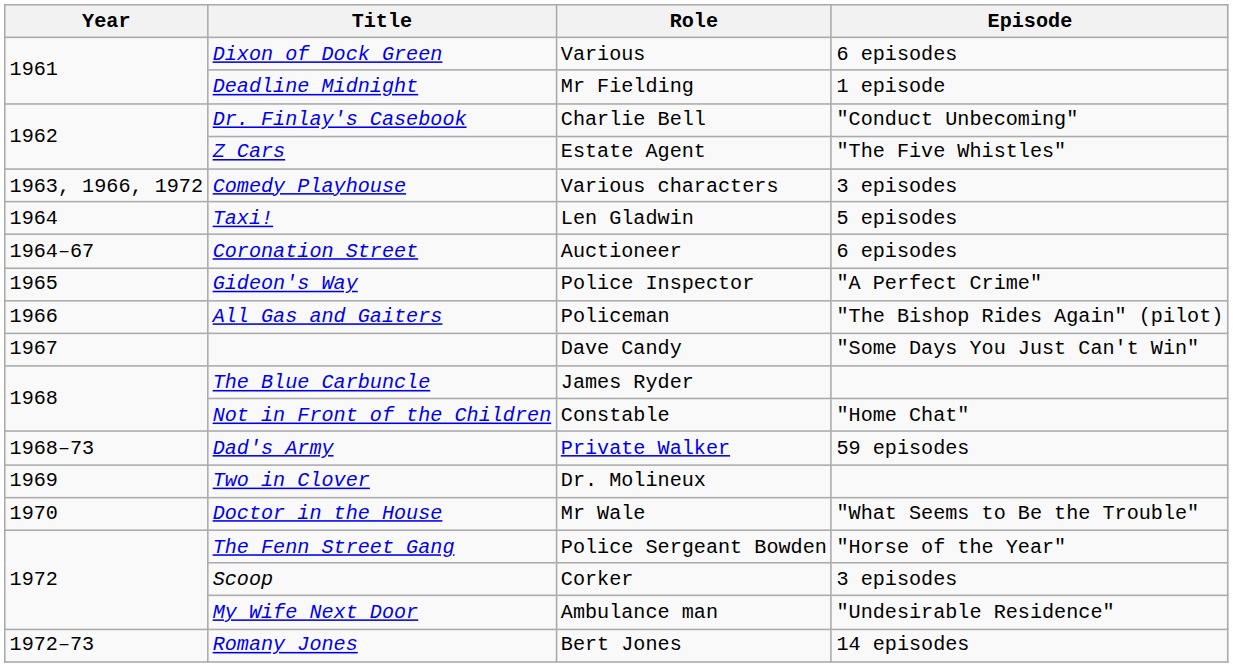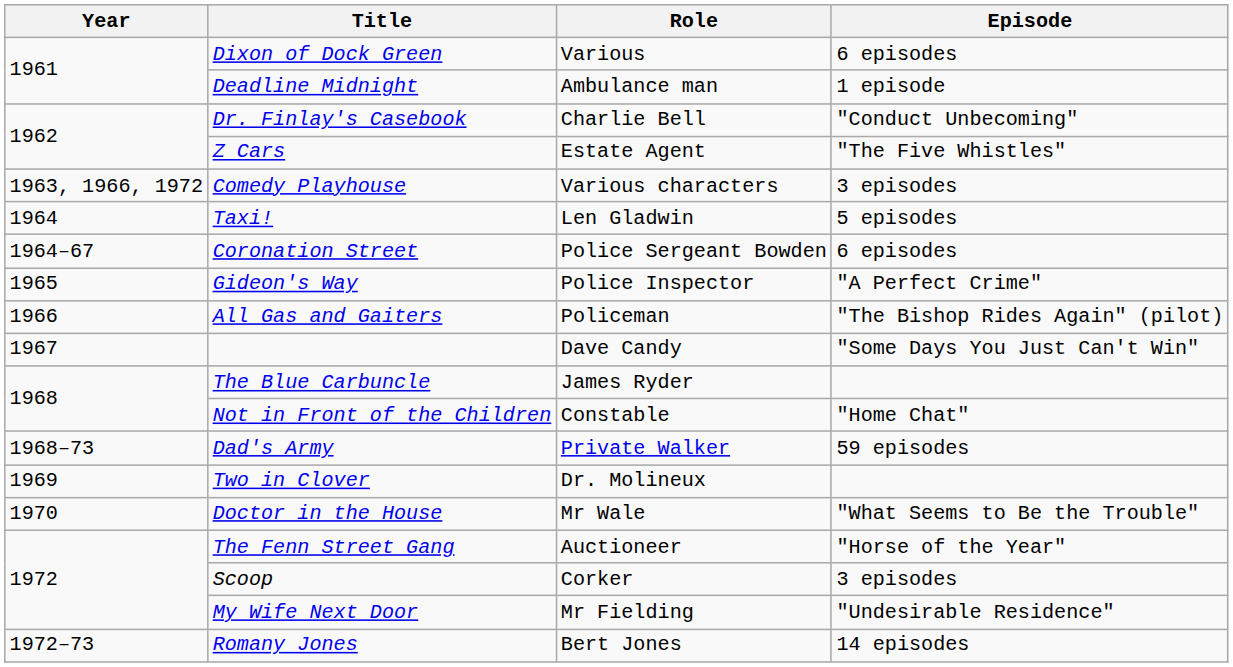(627, 87) Mr Fielding -> (639, 87) Ambulance man
(621, 251) Auctioneer -> (694, 251) Police Sergeant Bowden
(694, 547) Police Sergeant Bowden -> (621, 547) Auctioneer
(639, 612) Ambulance man -> (627, 612) Mr Fielding
